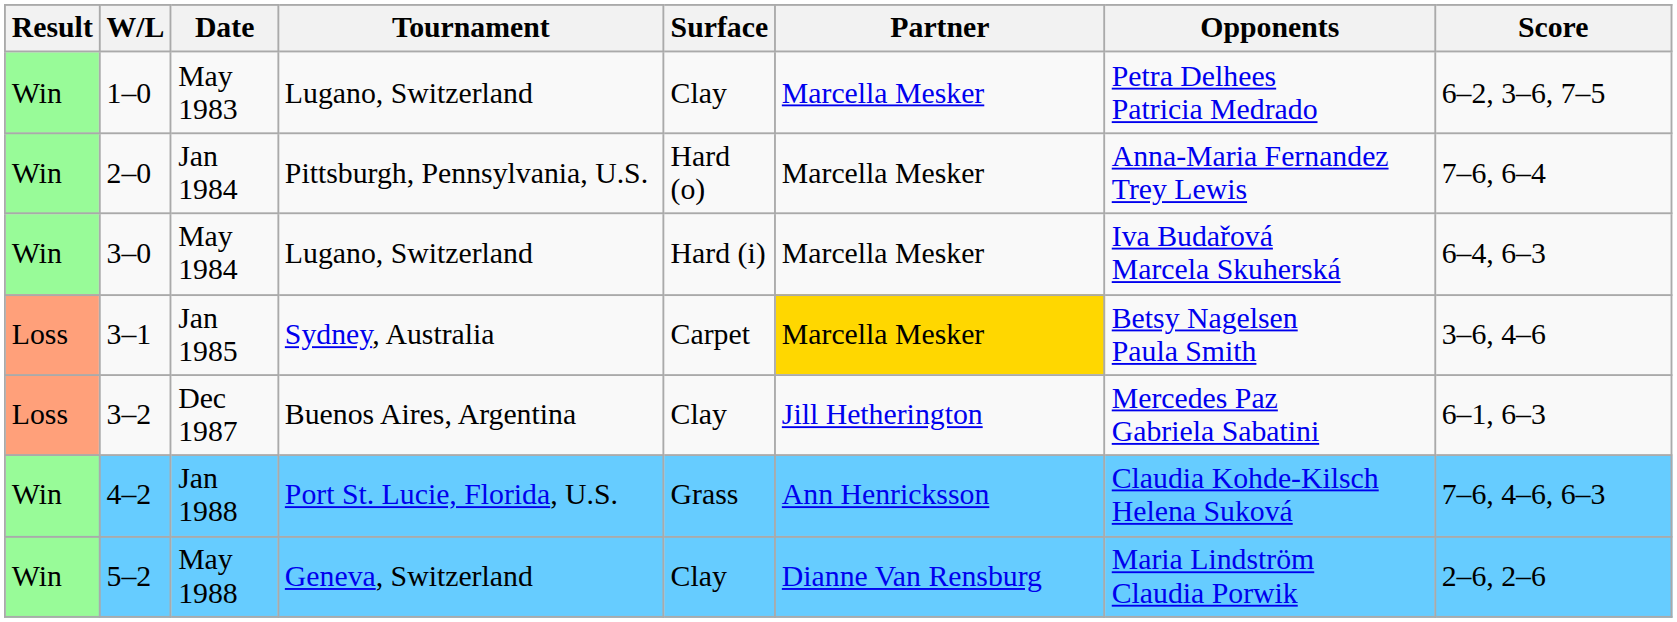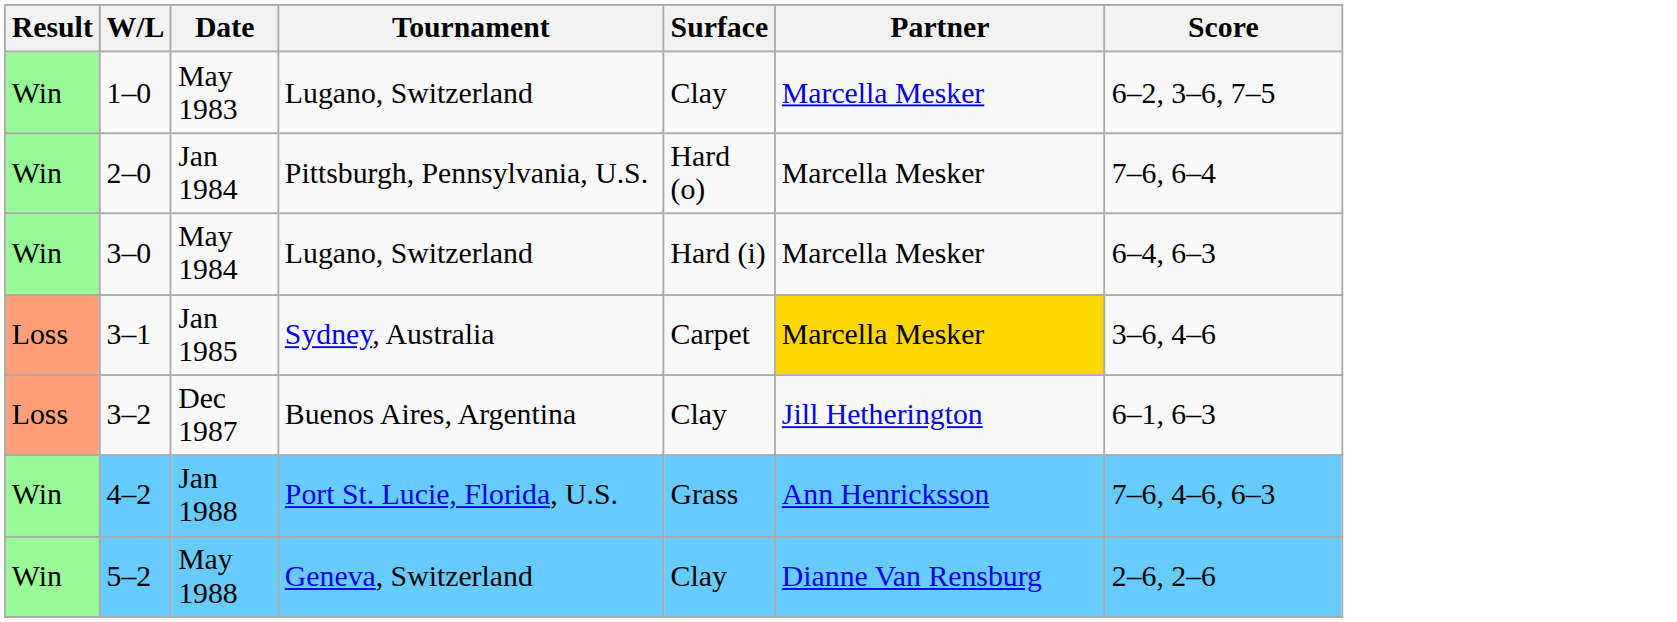- column: (1270, 28)
